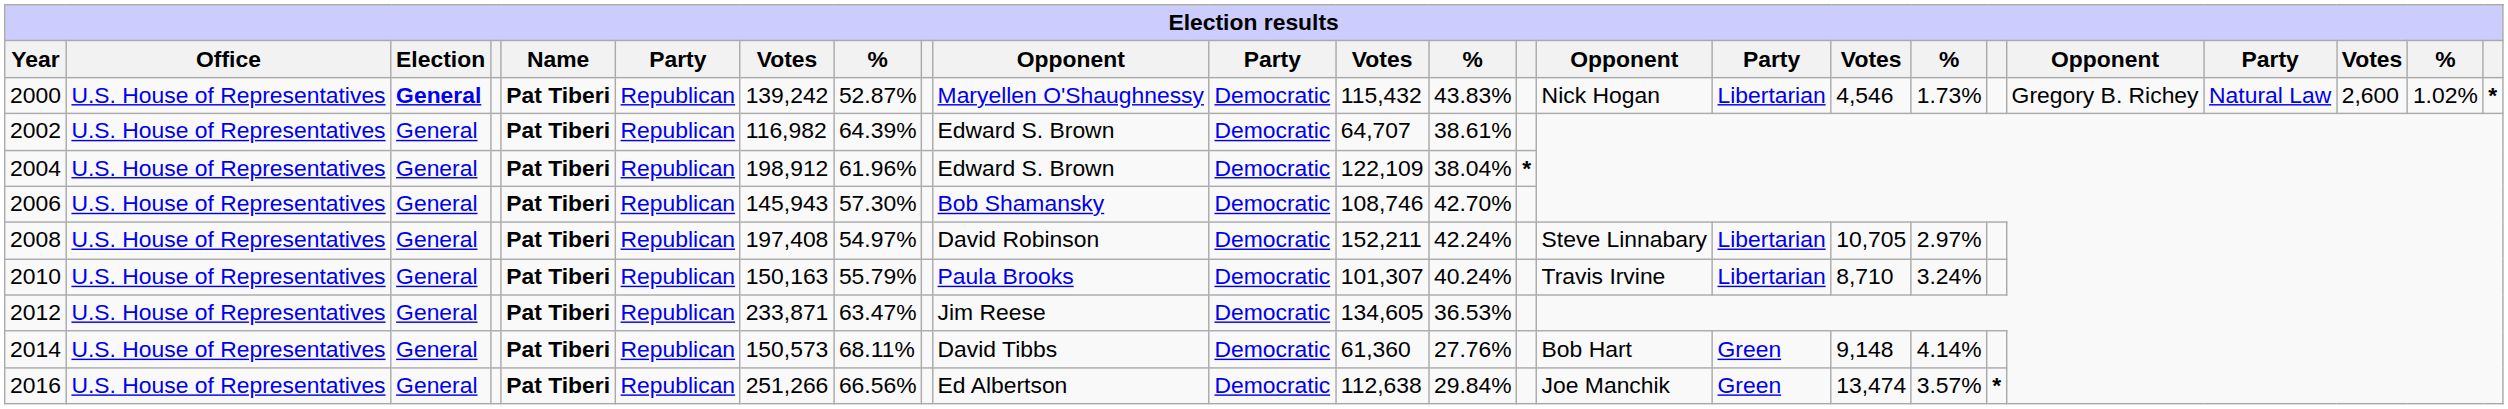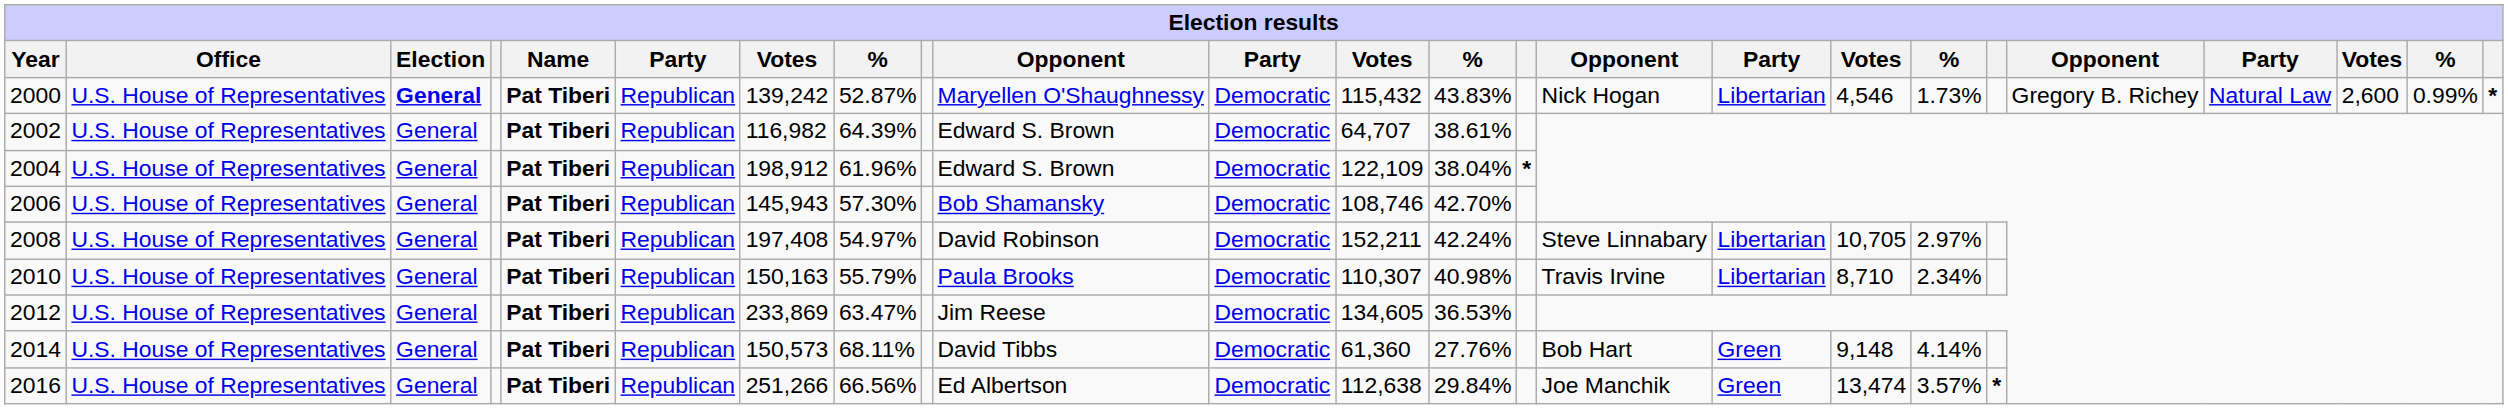(2445, 95) 1.02% -> (2445, 95) 0.99%
(1382, 276) 101,307 -> (1381, 276) 110,307
(1473, 276) 40.24% -> (1473, 276) 40.98%
(1949, 276) 3.24% -> (1949, 276) 2.34%
(787, 312) 233,871 -> (787, 312) 233,869
